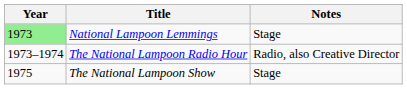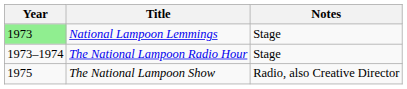(326, 53) Radio, also Creative Director -> (267, 53) Stage
(267, 73) Stage -> (326, 73) Radio, also Creative Director
